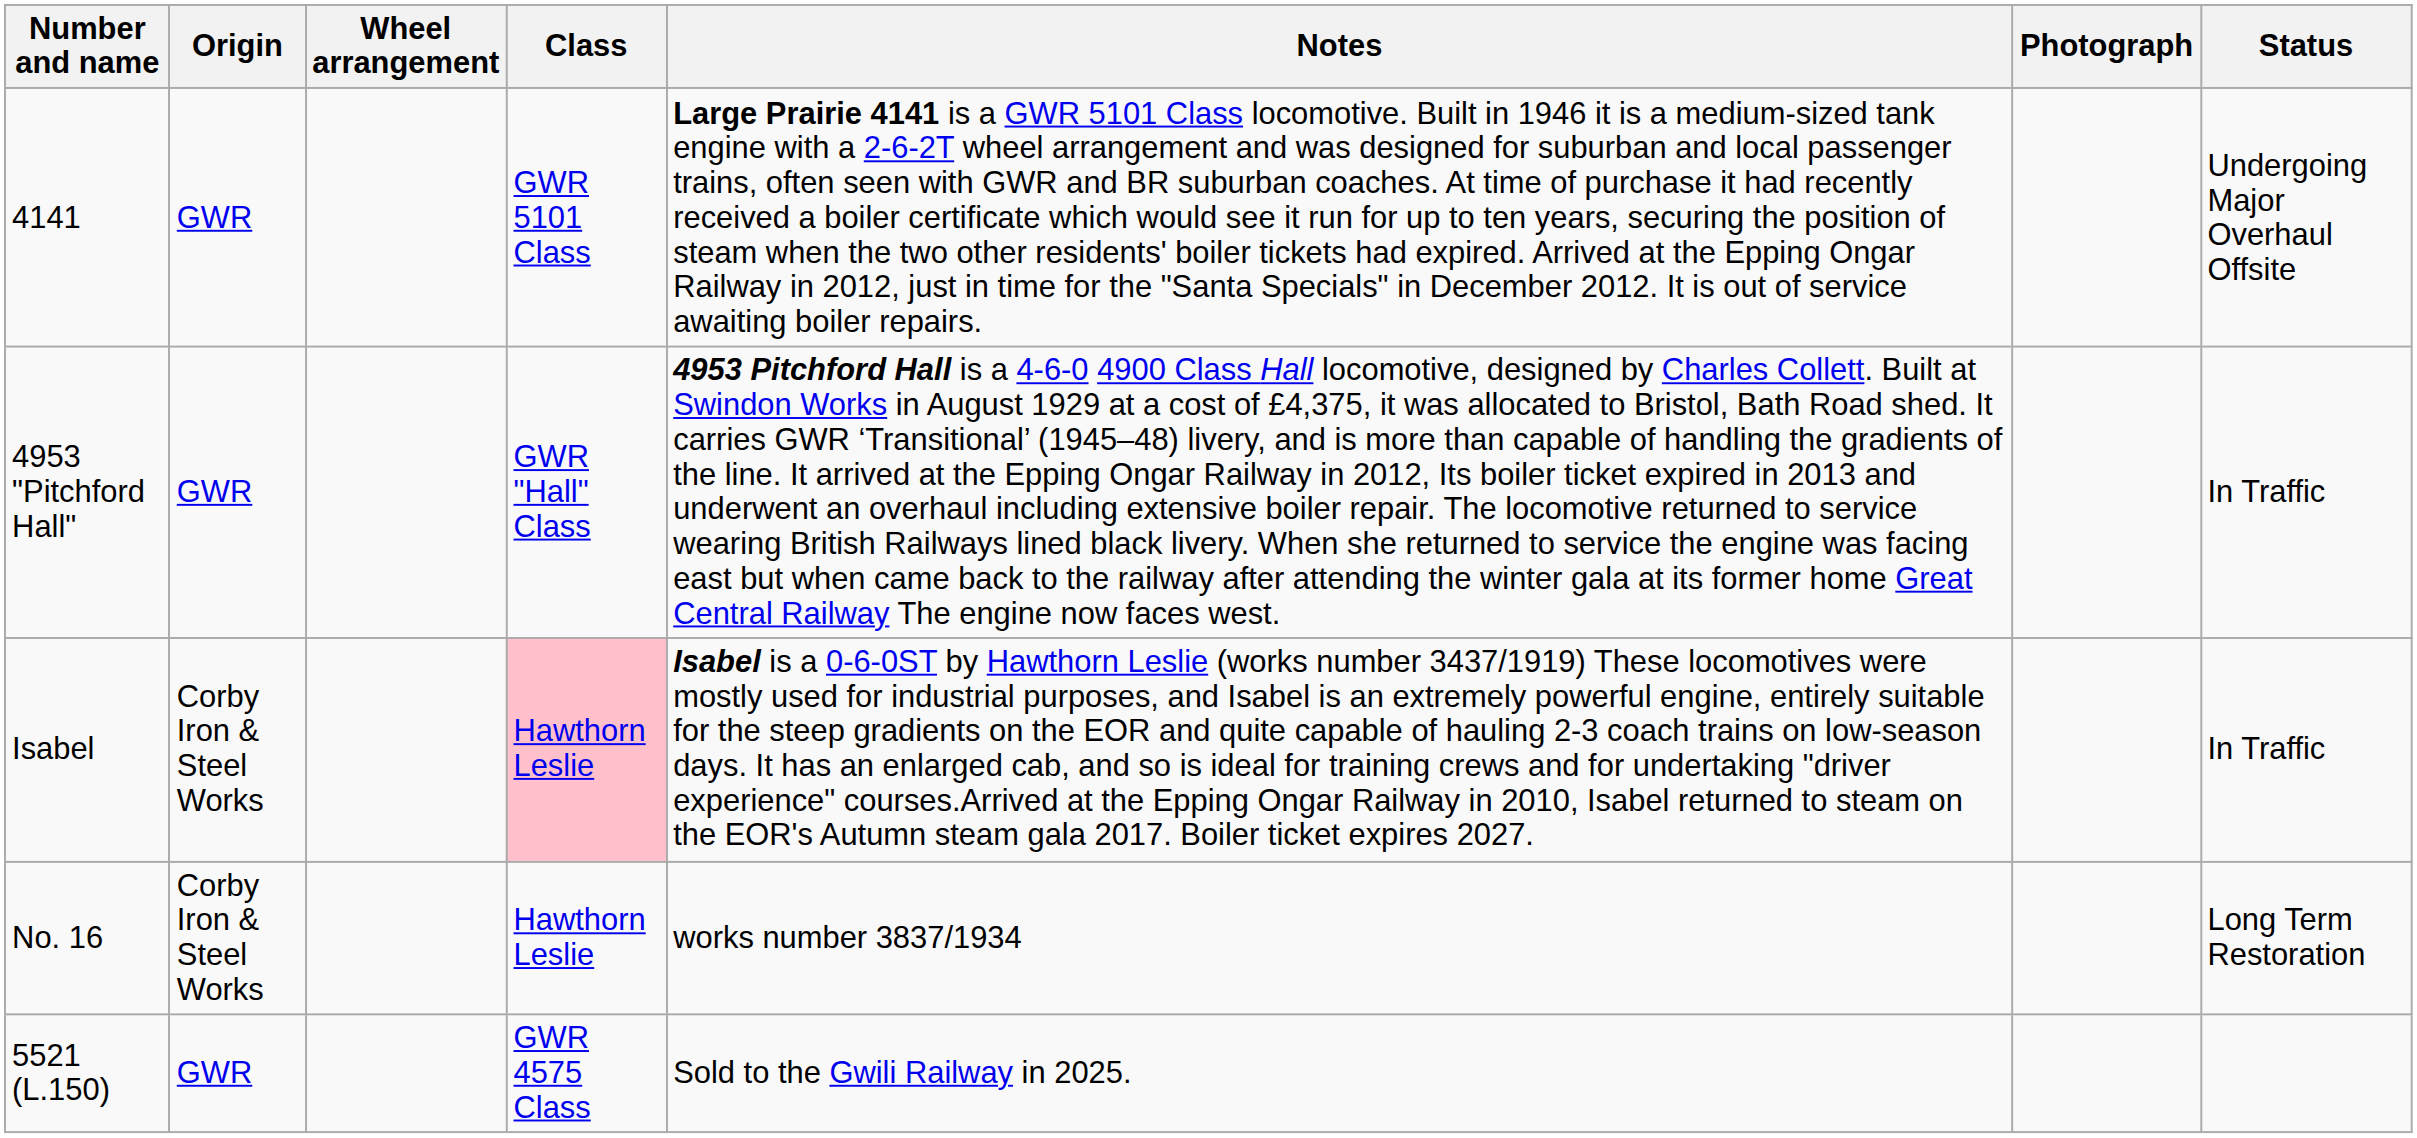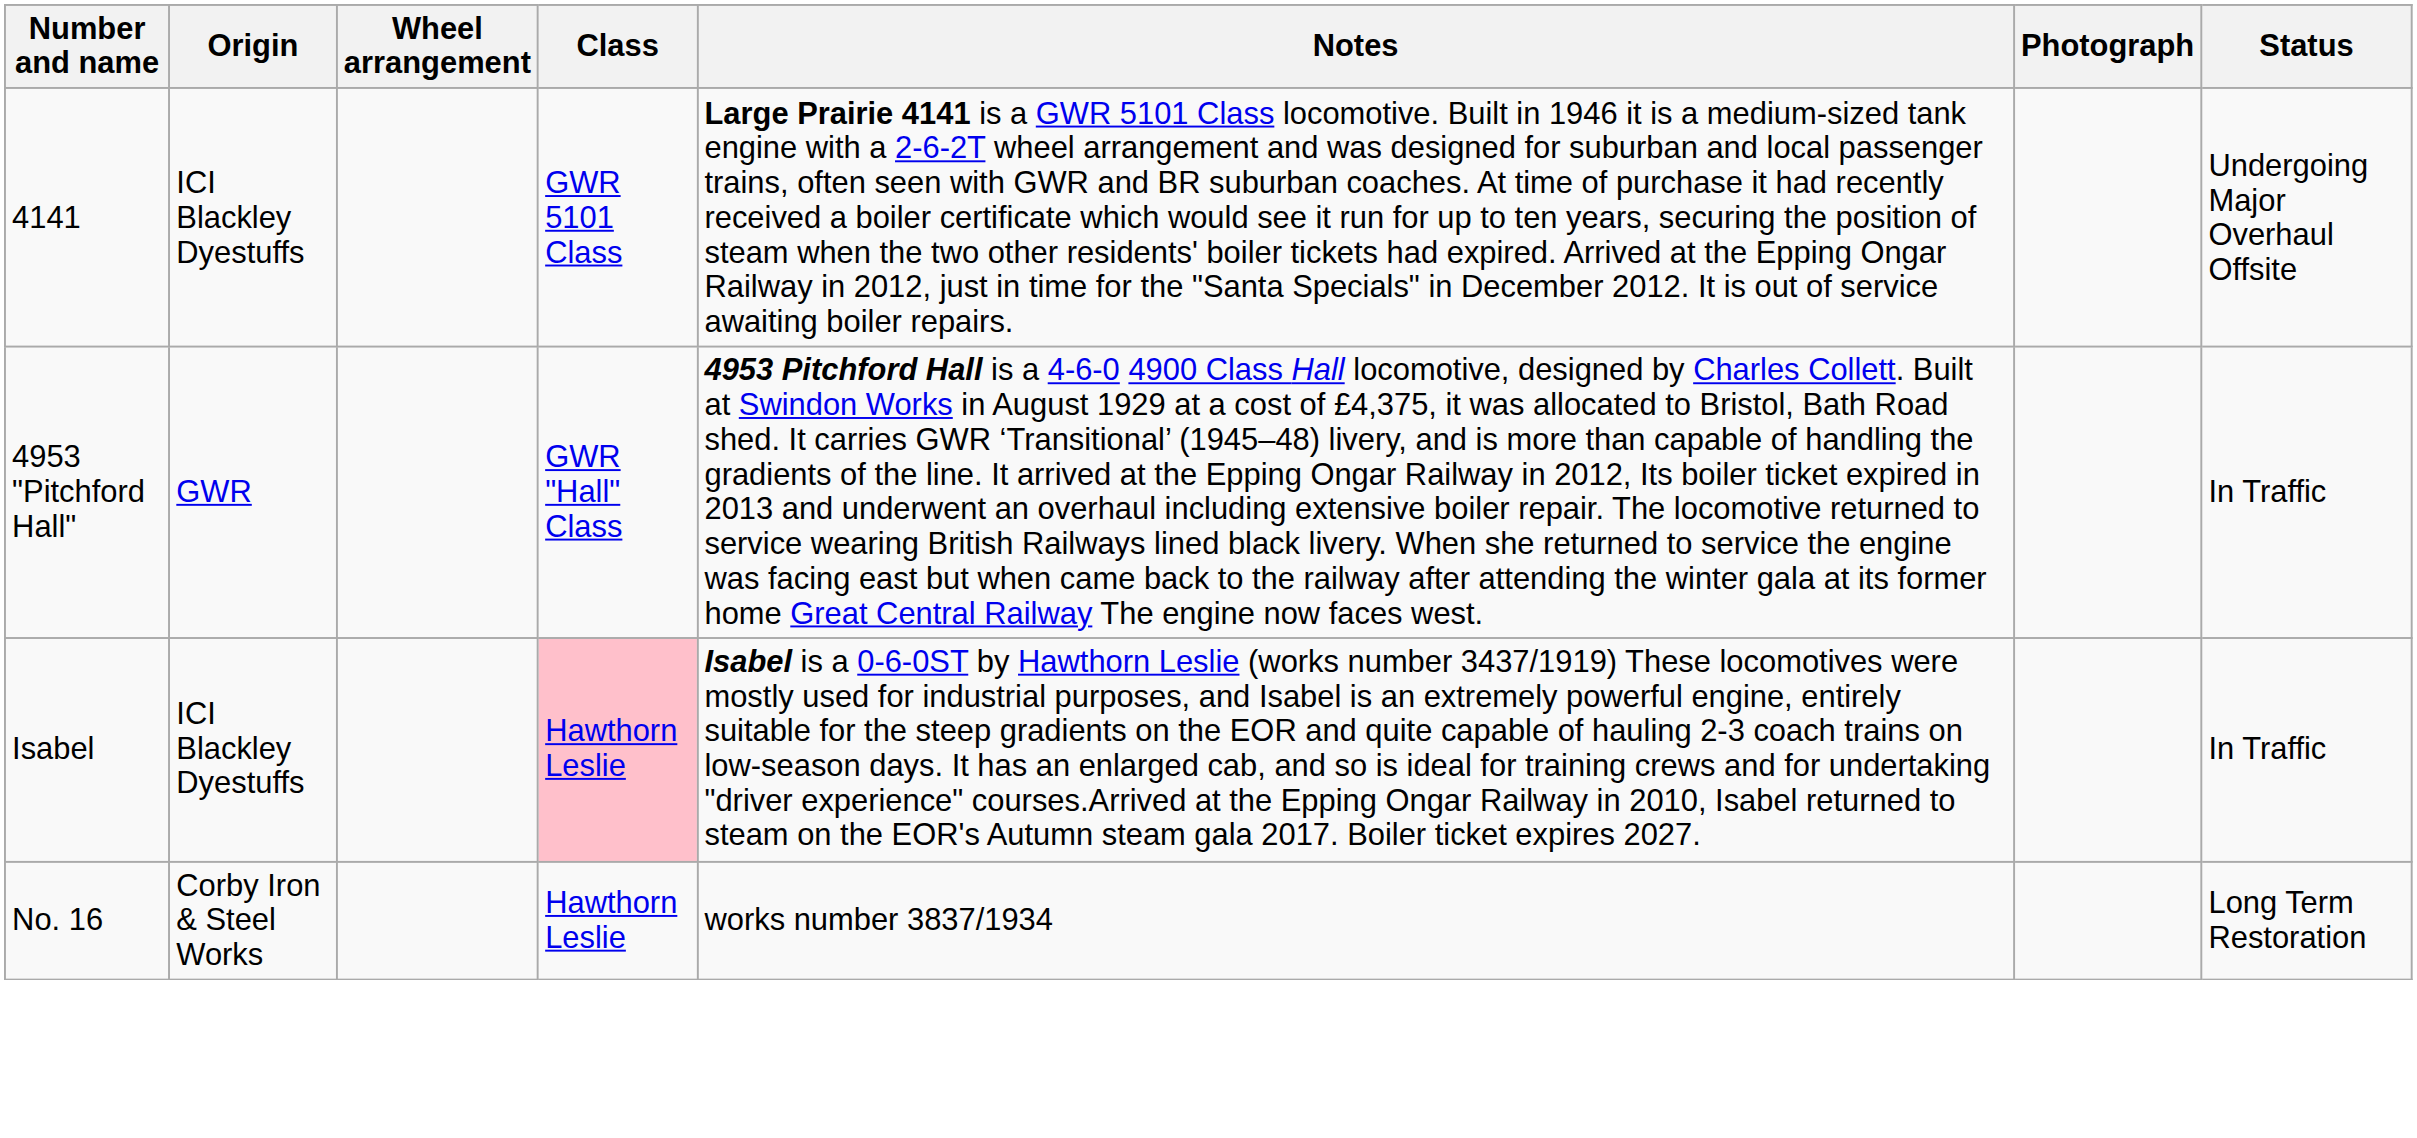(215, 216) GWR -> (240, 216) ICI Blackley Dyestuffs
(220, 749) Corby Iron & Steel Works -> (240, 749) ICI Blackley Dyestuffs
- row: (61, 1072)
